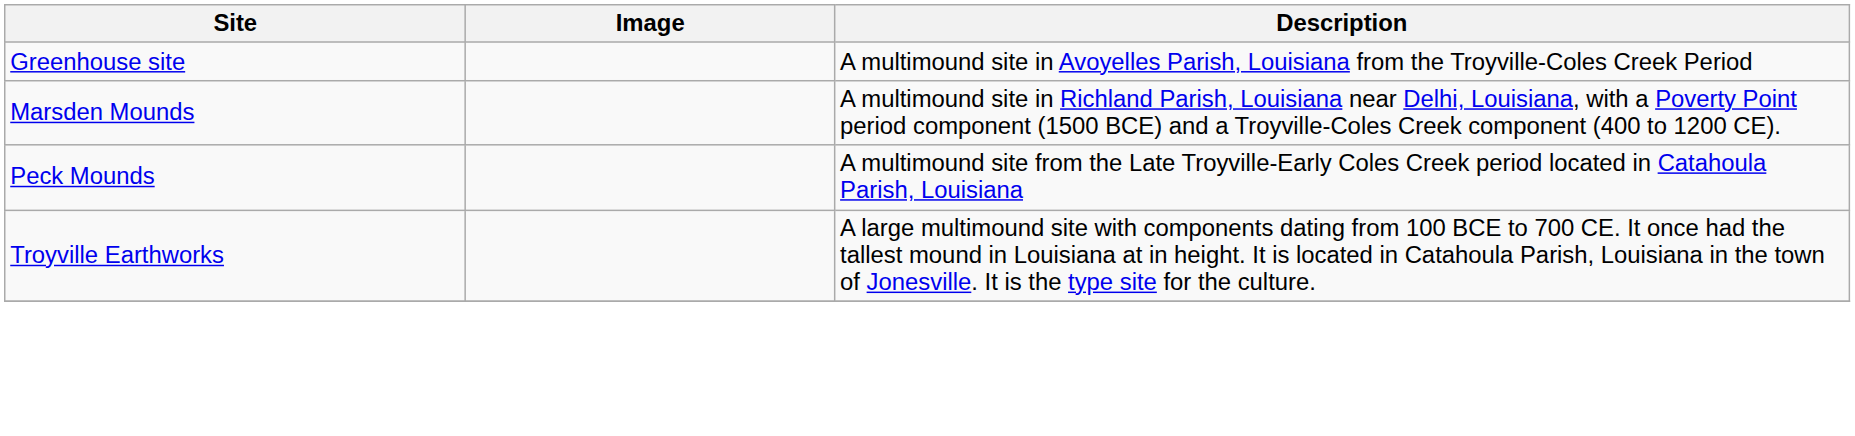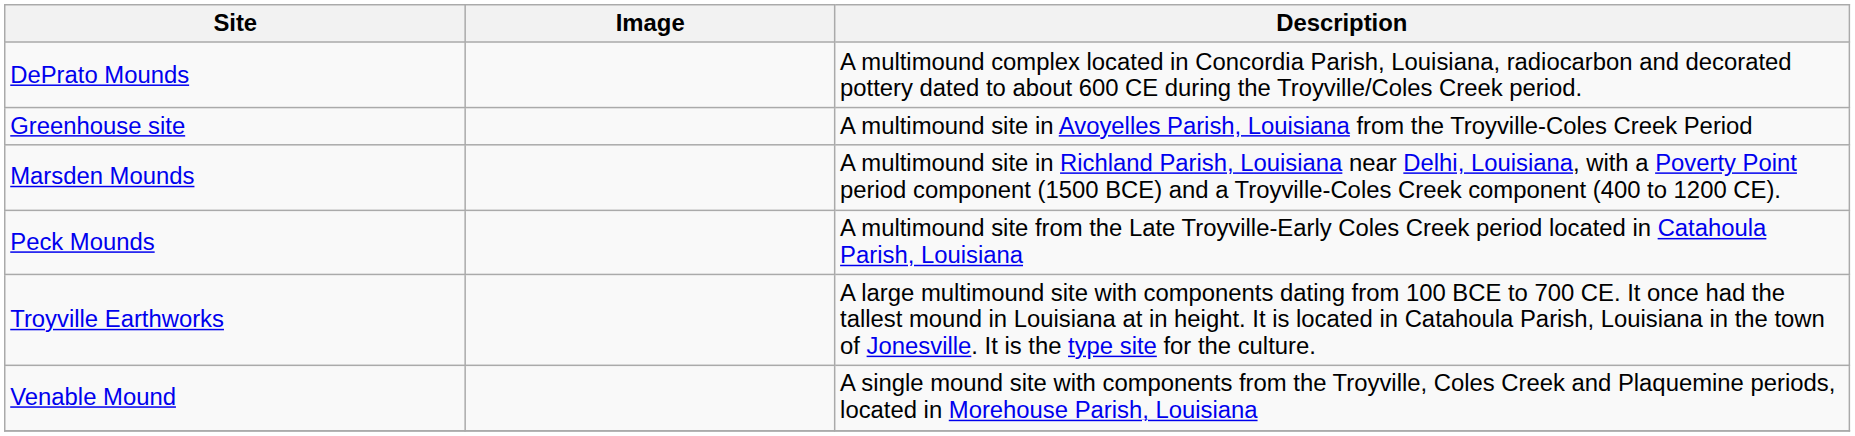+ row: (100, 74)
+ row: (93, 397)
